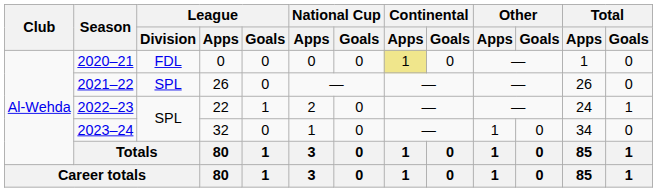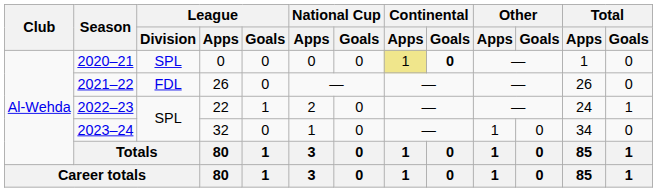(168, 61) FDL -> (168, 61) SPL
(450, 61) normal -> (450, 61) bold
(168, 84) SPL -> (168, 84) FDL
